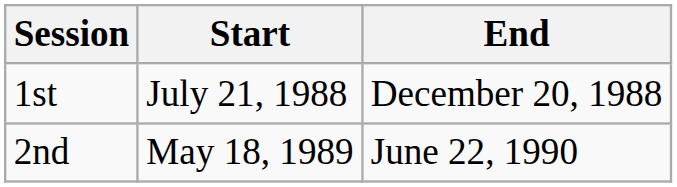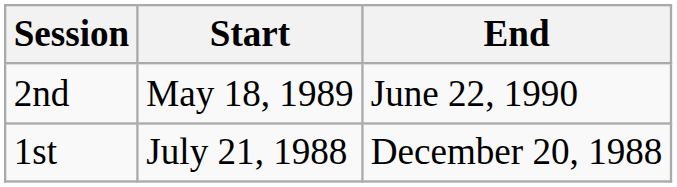rows swapped: (35, 92) <-> (42, 151)
